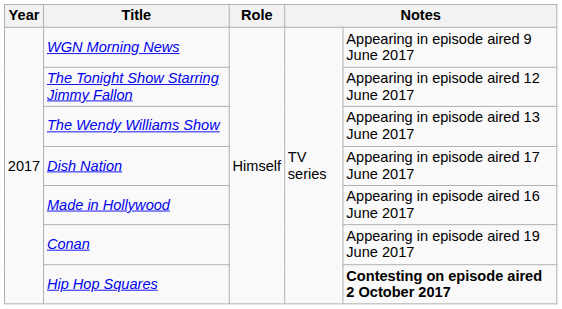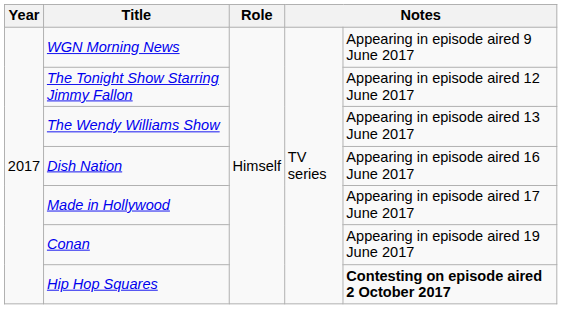(443, 165) Appearing in episode aired 17 June 2017 -> (443, 165) Appearing in episode aired 16 June 2017
(443, 205) Appearing in episode aired 16 June 2017 -> (443, 205) Appearing in episode aired 17 June 2017
